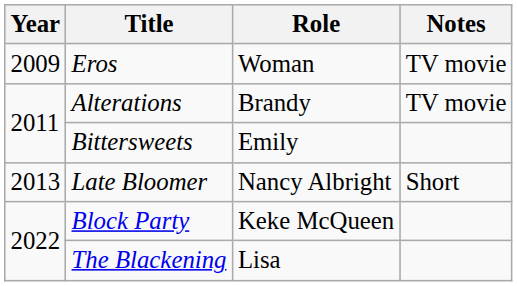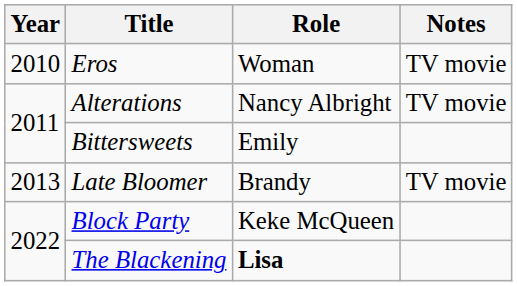(35, 63) 2009 -> (35, 63) 2010
(274, 102) Brandy -> (315, 102) Nancy Albright
(315, 181) Nancy Albright -> (274, 181) Brandy
(433, 181) Short -> (456, 181) TV movie
(259, 260) normal -> (261, 260) bold
